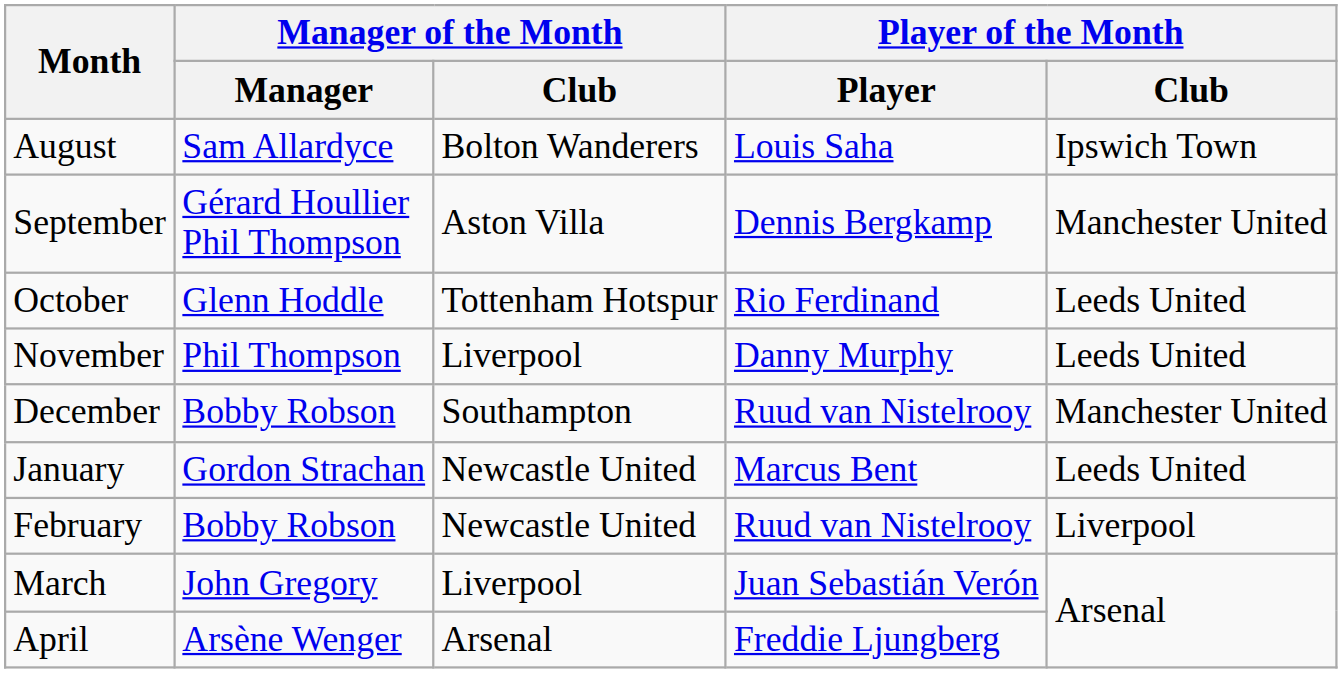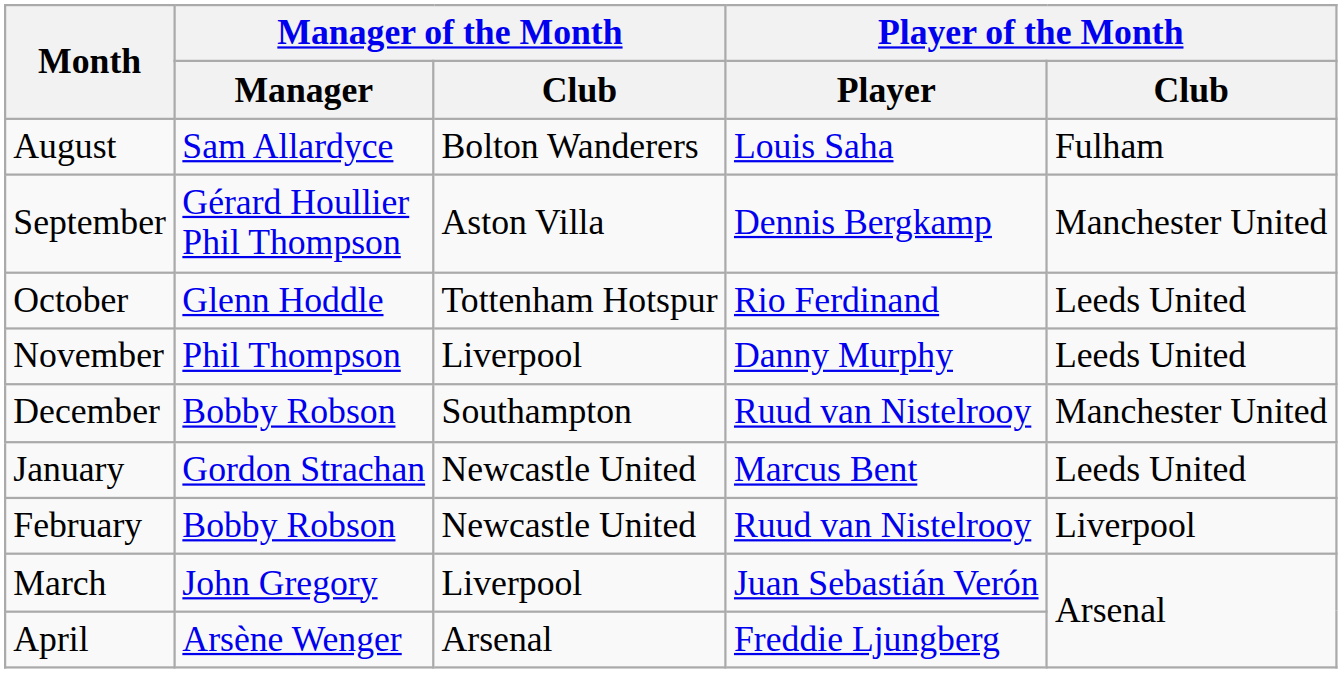(1156, 145) Ipswich Town -> (1110, 145) Fulham
